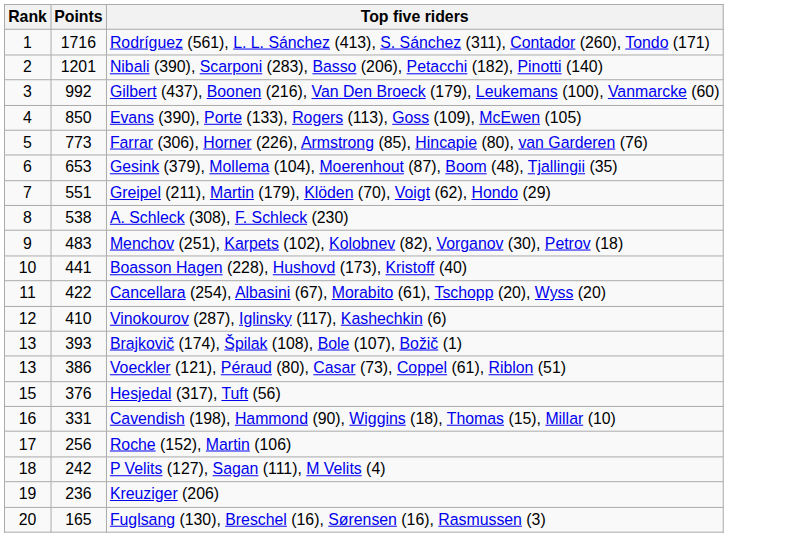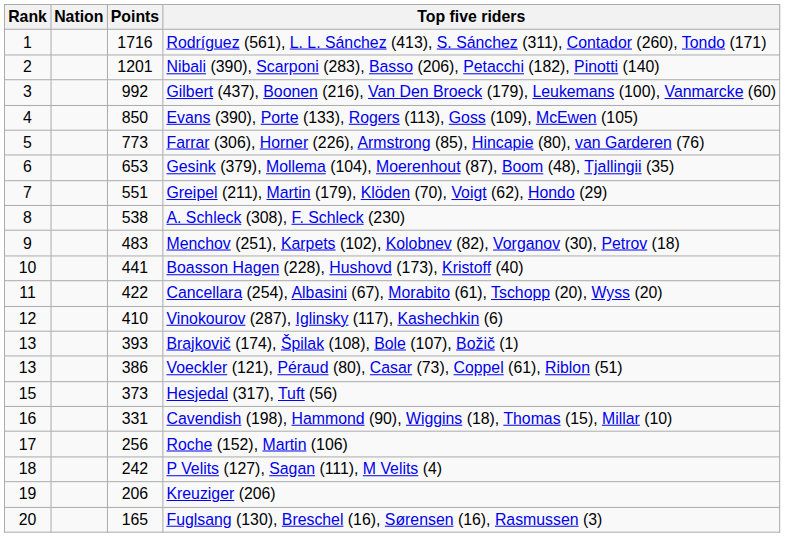+ column: (79, 17)
(78, 393) 376 -> (135, 393) 373
(78, 494) 236 -> (135, 494) 206
